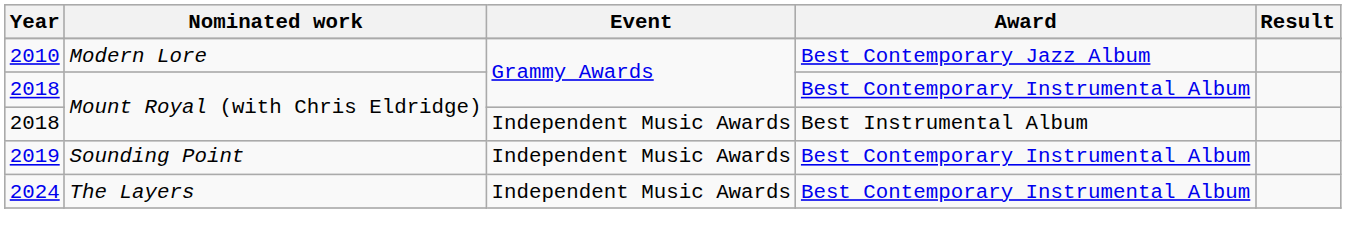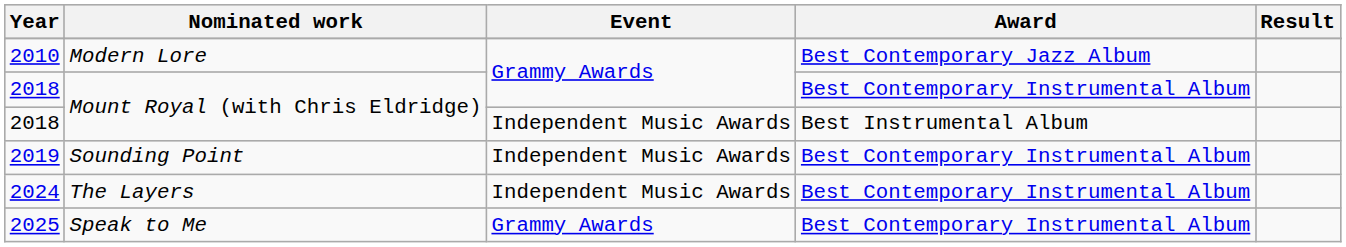+ row: (35, 225)
